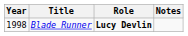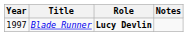(17, 25) 1998 -> (17, 25) 1997
